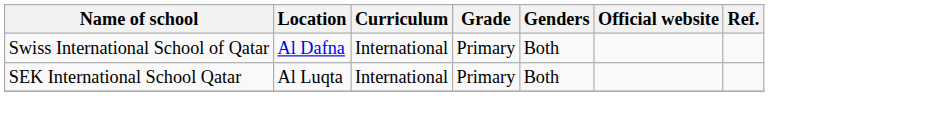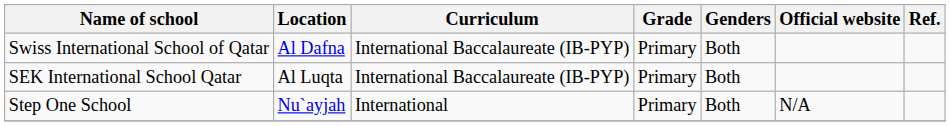(401, 47) International -> (492, 47) International Baccalaureate (IB-PYP)
(401, 76) International -> (492, 76) International Baccalaureate (IB-PYP)
+ row: (70, 105)
